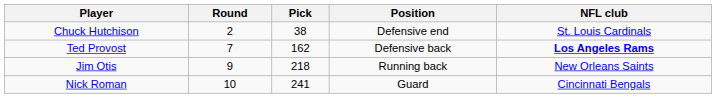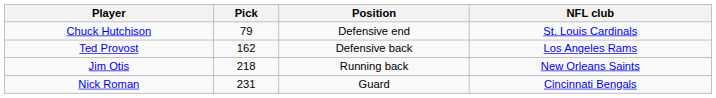- column: (230, 13)
(300, 31) 38 -> (246, 31) 79
(604, 48) bold -> (590, 48) normal
(300, 84) 241 -> (246, 84) 231
